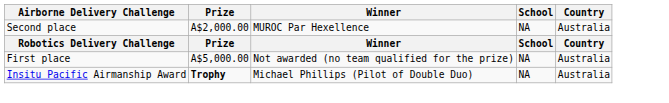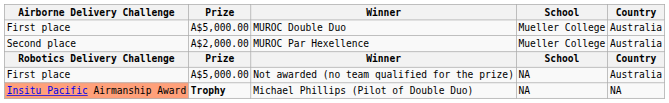+ row: (300, 28)
(524, 28) NA -> (562, 44) Mueller College
(96, 75) no background -> (96, 91) lightsalmon background
(584, 75) Australia -> (616, 91) NA
